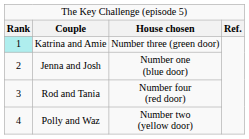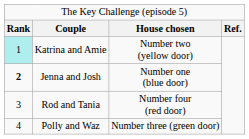(165, 44) Number three (green door) -> (165, 50) Number two (yellow door)
(18, 66) normal -> (18, 77) bold
(165, 120) Number two (yellow door) -> (165, 126) Number three (green door)
